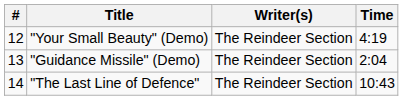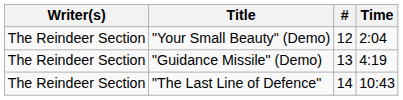columns swapped: (16, 15) <-> (284, 15)
(373, 38) 4:19 -> (373, 38) 2:04
(373, 60) 2:04 -> (373, 60) 4:19
